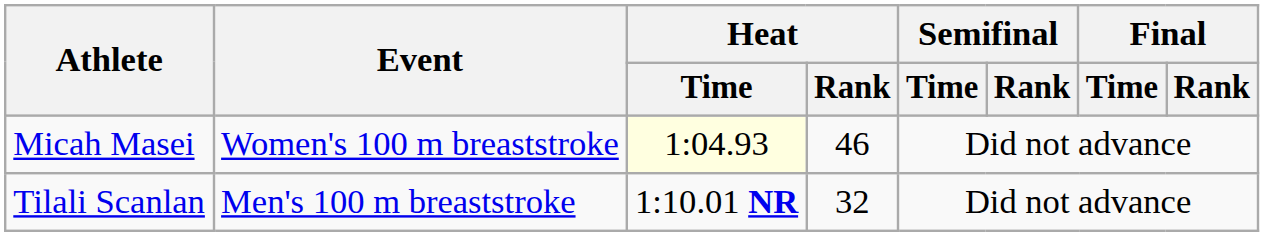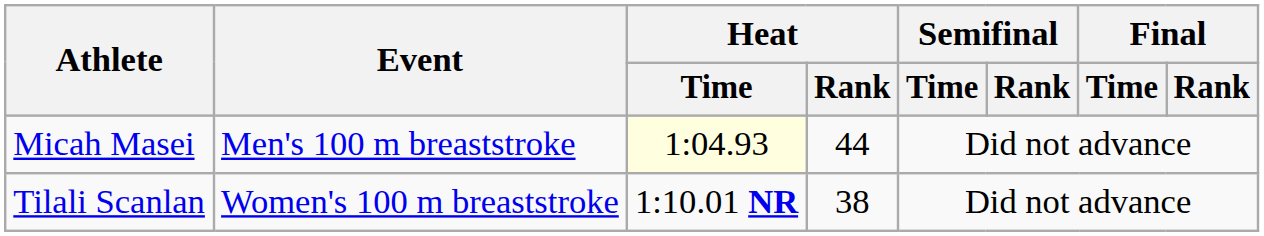(420, 144) Women's 100 m breaststroke -> (398, 144) Men's 100 m breaststroke
(852, 144) 46 -> (852, 144) 44
(398, 201) Men's 100 m breaststroke -> (420, 201) Women's 100 m breaststroke
(852, 201) 32 -> (852, 201) 38
